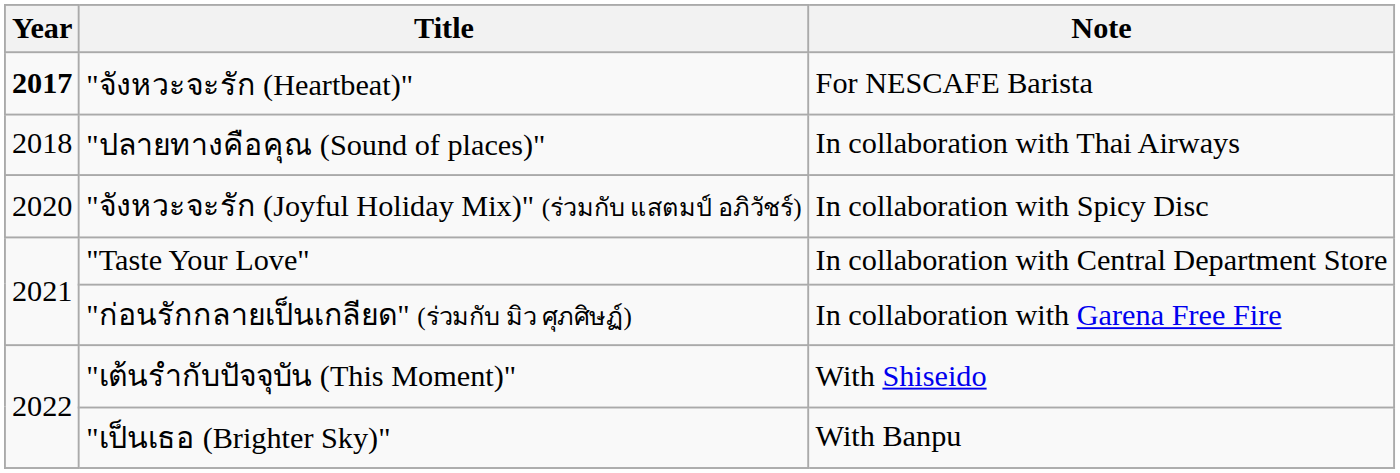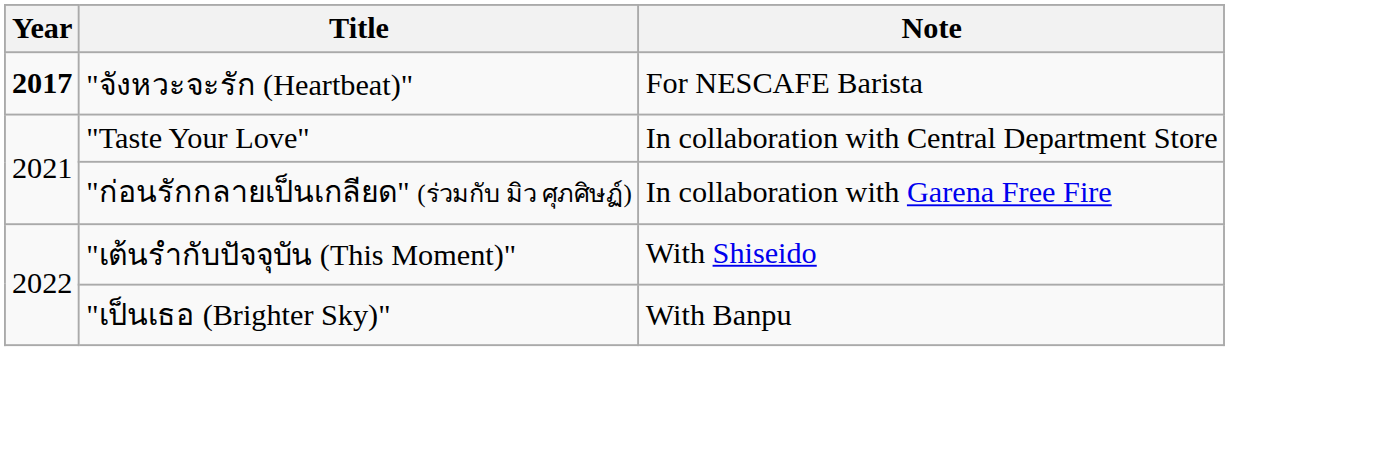- row: (316, 145)
- row: (444, 206)
